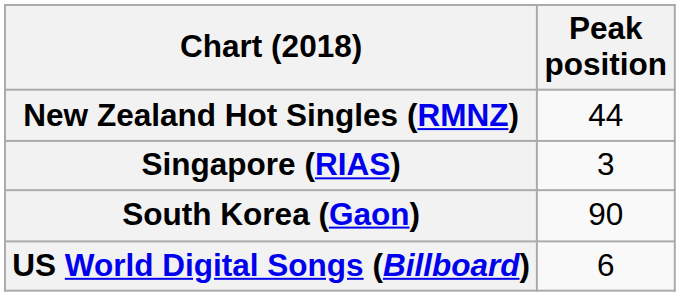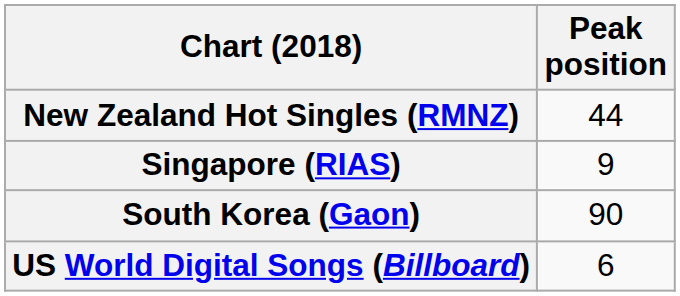(606, 164) 3 -> (606, 164) 9
